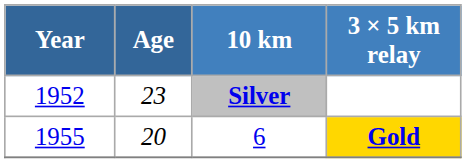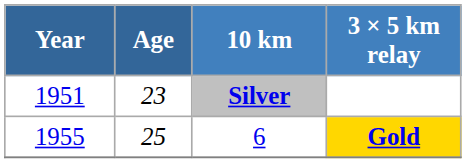(60, 95) 1952 -> (60, 95) 1951
(153, 136) 20 -> (153, 136) 25
